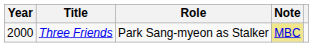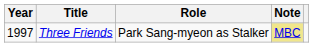(20, 32) 2000 -> (20, 32) 1997
